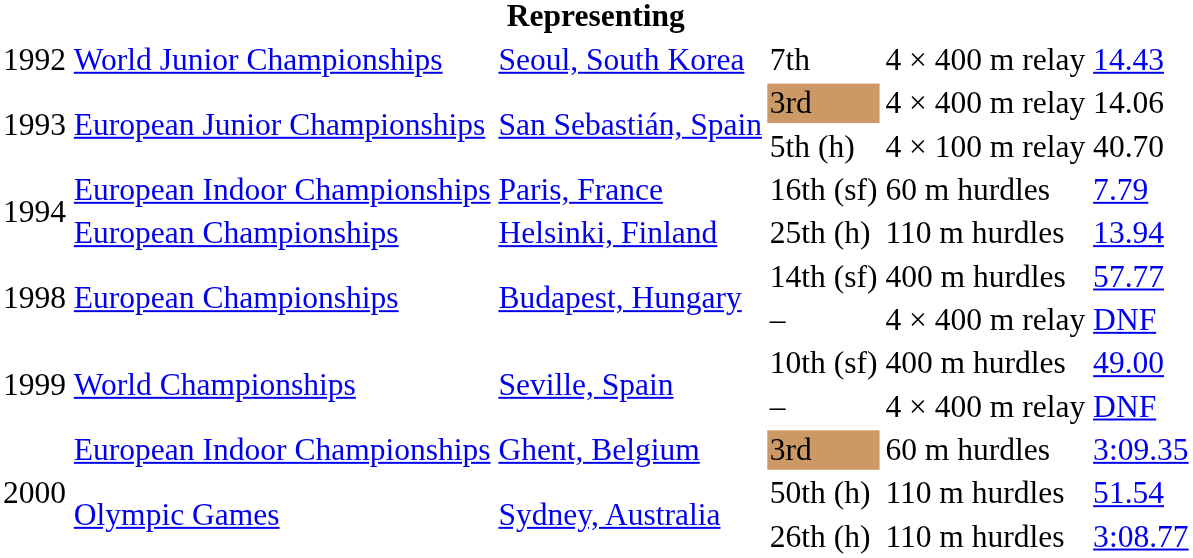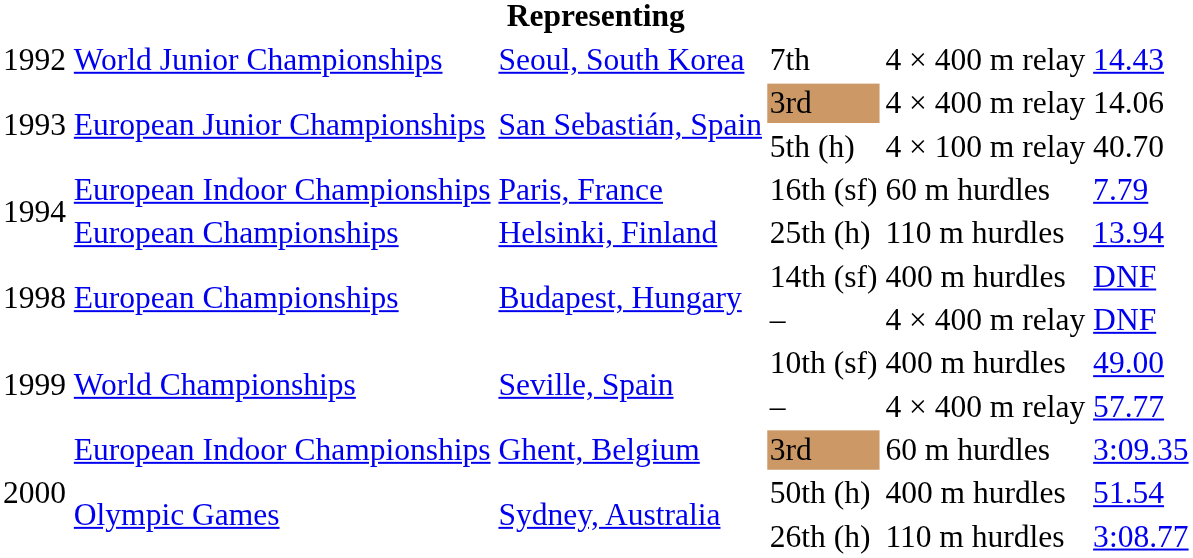(1129, 276) 57.77 -> (1125, 276) DNF
(1125, 406) DNF -> (1129, 406) 57.77
(975, 492) 110 m hurdles -> (976, 492) 400 m hurdles
